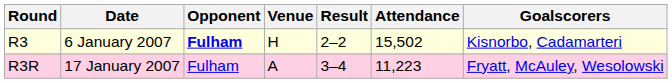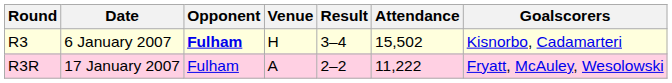(333, 41) 2–2 -> (333, 41) 3–4
(333, 66) 3–4 -> (333, 66) 2–2
(398, 66) 11,223 -> (398, 66) 11,222
